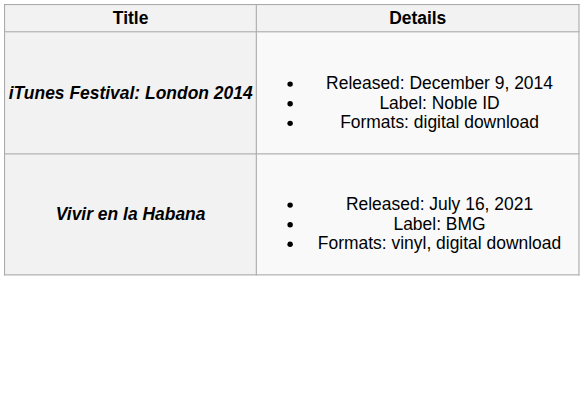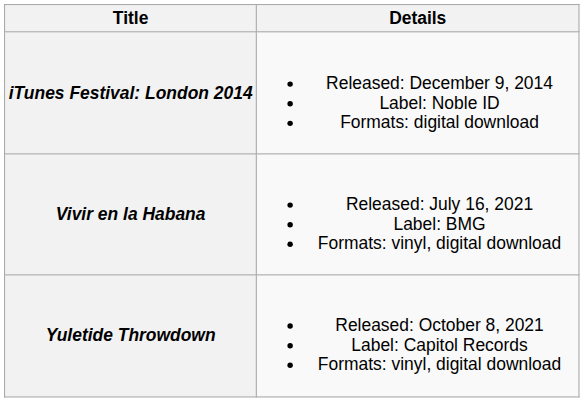+ row: (131, 335)
